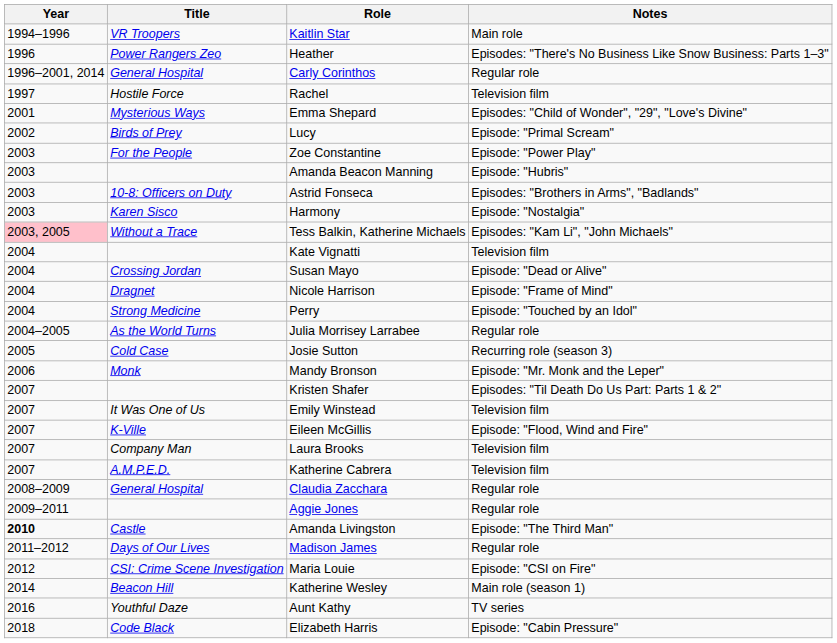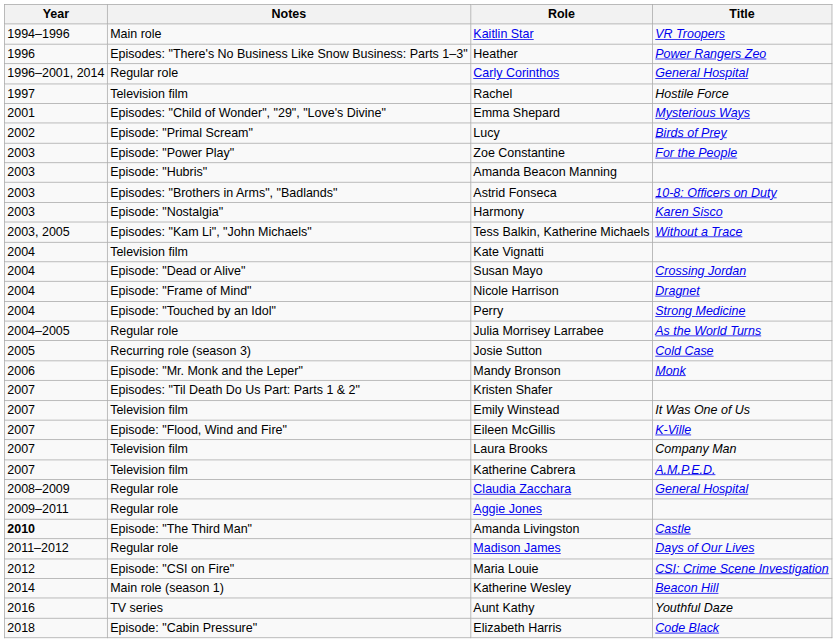columns swapped: (197, 14) <-> (650, 14)
(38, 232) pink background -> (38, 232) no background
